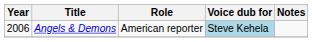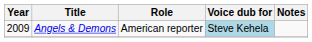(18, 28) 2006 -> (18, 28) 2009
